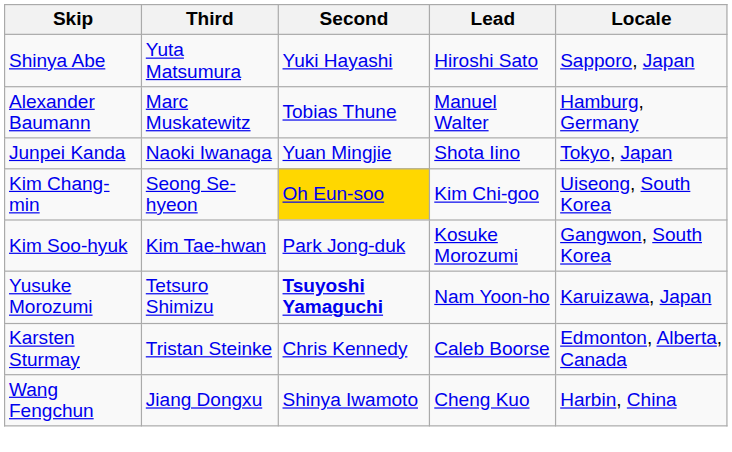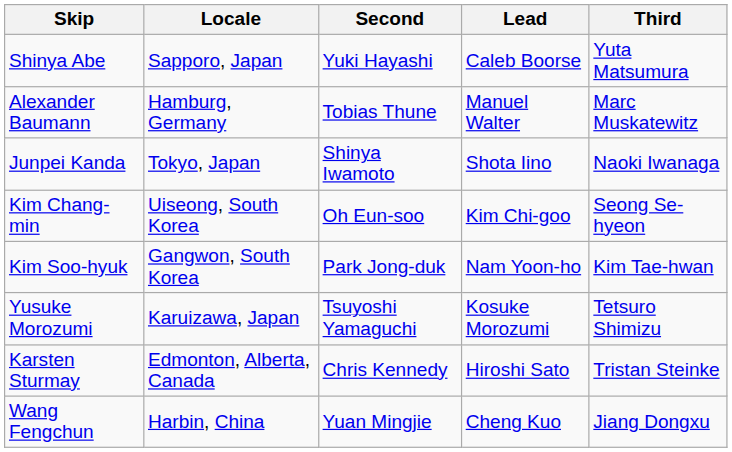columns swapped: (210, 19) <-> (641, 19)
(486, 60) Hiroshi Sato -> (523, 60) Caleb Boorse
(337, 153) Yuan Mingjie -> (359, 163) Shinya Iwamoto
(333, 193) gold background -> (373, 215) no background
(476, 245) Kosuke Morozumi -> (523, 266) Nam Yoon-ho
(333, 297) bold -> (370, 318) normal
(492, 297) Nam Yoon-ho -> (508, 318) Kosuke Morozumi
(492, 348) Caleb Boorse -> (518, 370) Hiroshi Sato
(350, 400) Shinya Iwamoto -> (377, 421) Yuan Mingjie
